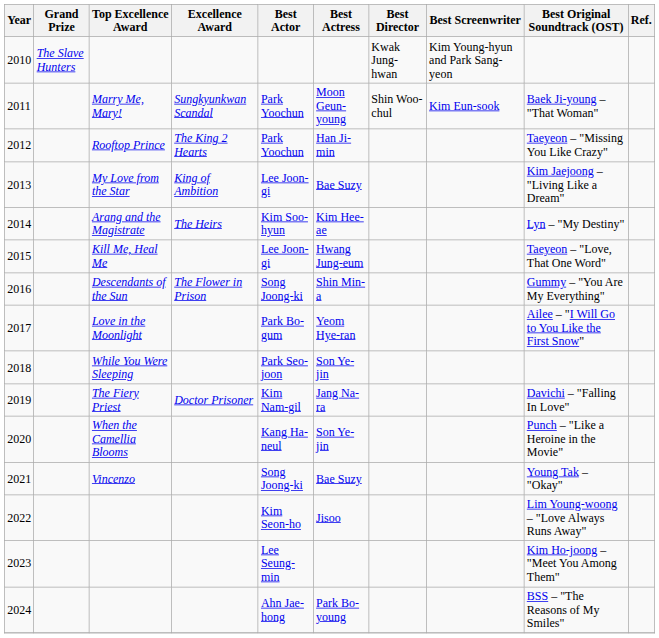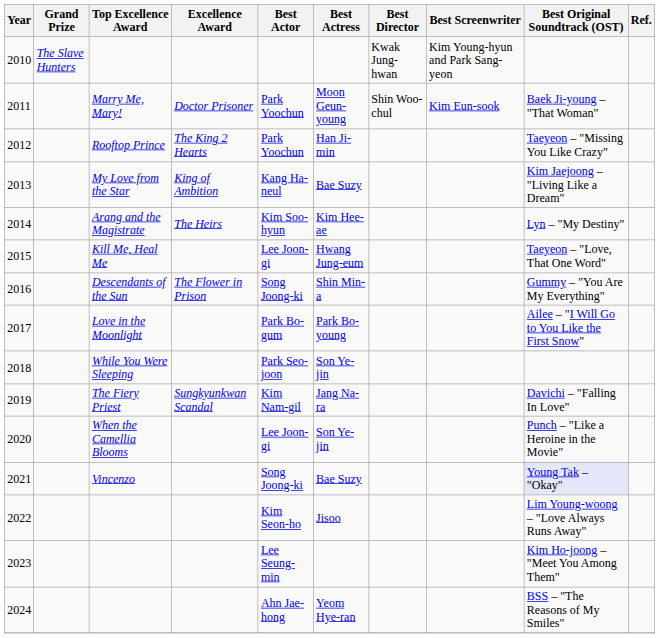(210, 106) Sungkyunkwan Scandal -> (214, 106) Doctor Prisoner
(285, 184) Lee Joon-gi -> (284, 184) Kang Ha-neul
(336, 328) Yeom Hye-ran -> (338, 328) Park Bo-young
(214, 400) Doctor Prisoner -> (210, 400) Sungkyunkwan Scandal
(284, 439) Kang Ha-neul -> (285, 439) Lee Joon-gi
(557, 478) no background -> (557, 478) lavender background
(338, 609) Park Bo-young -> (336, 609) Yeom Hye-ran
